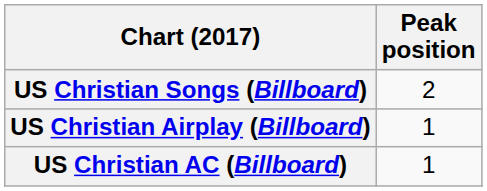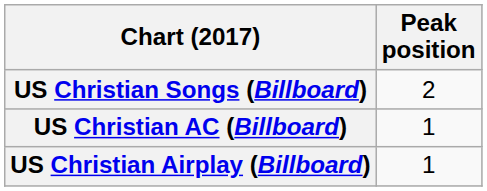rows swapped: (190, 127) <-> (190, 165)
